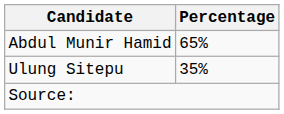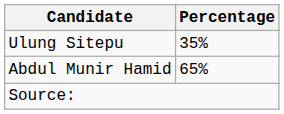rows swapped: (90, 44) <-> (66, 70)
